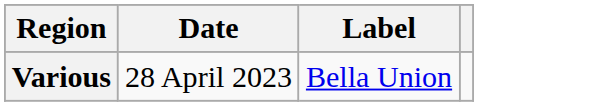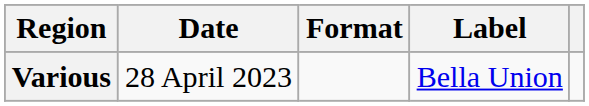+ column: (354, 28)
